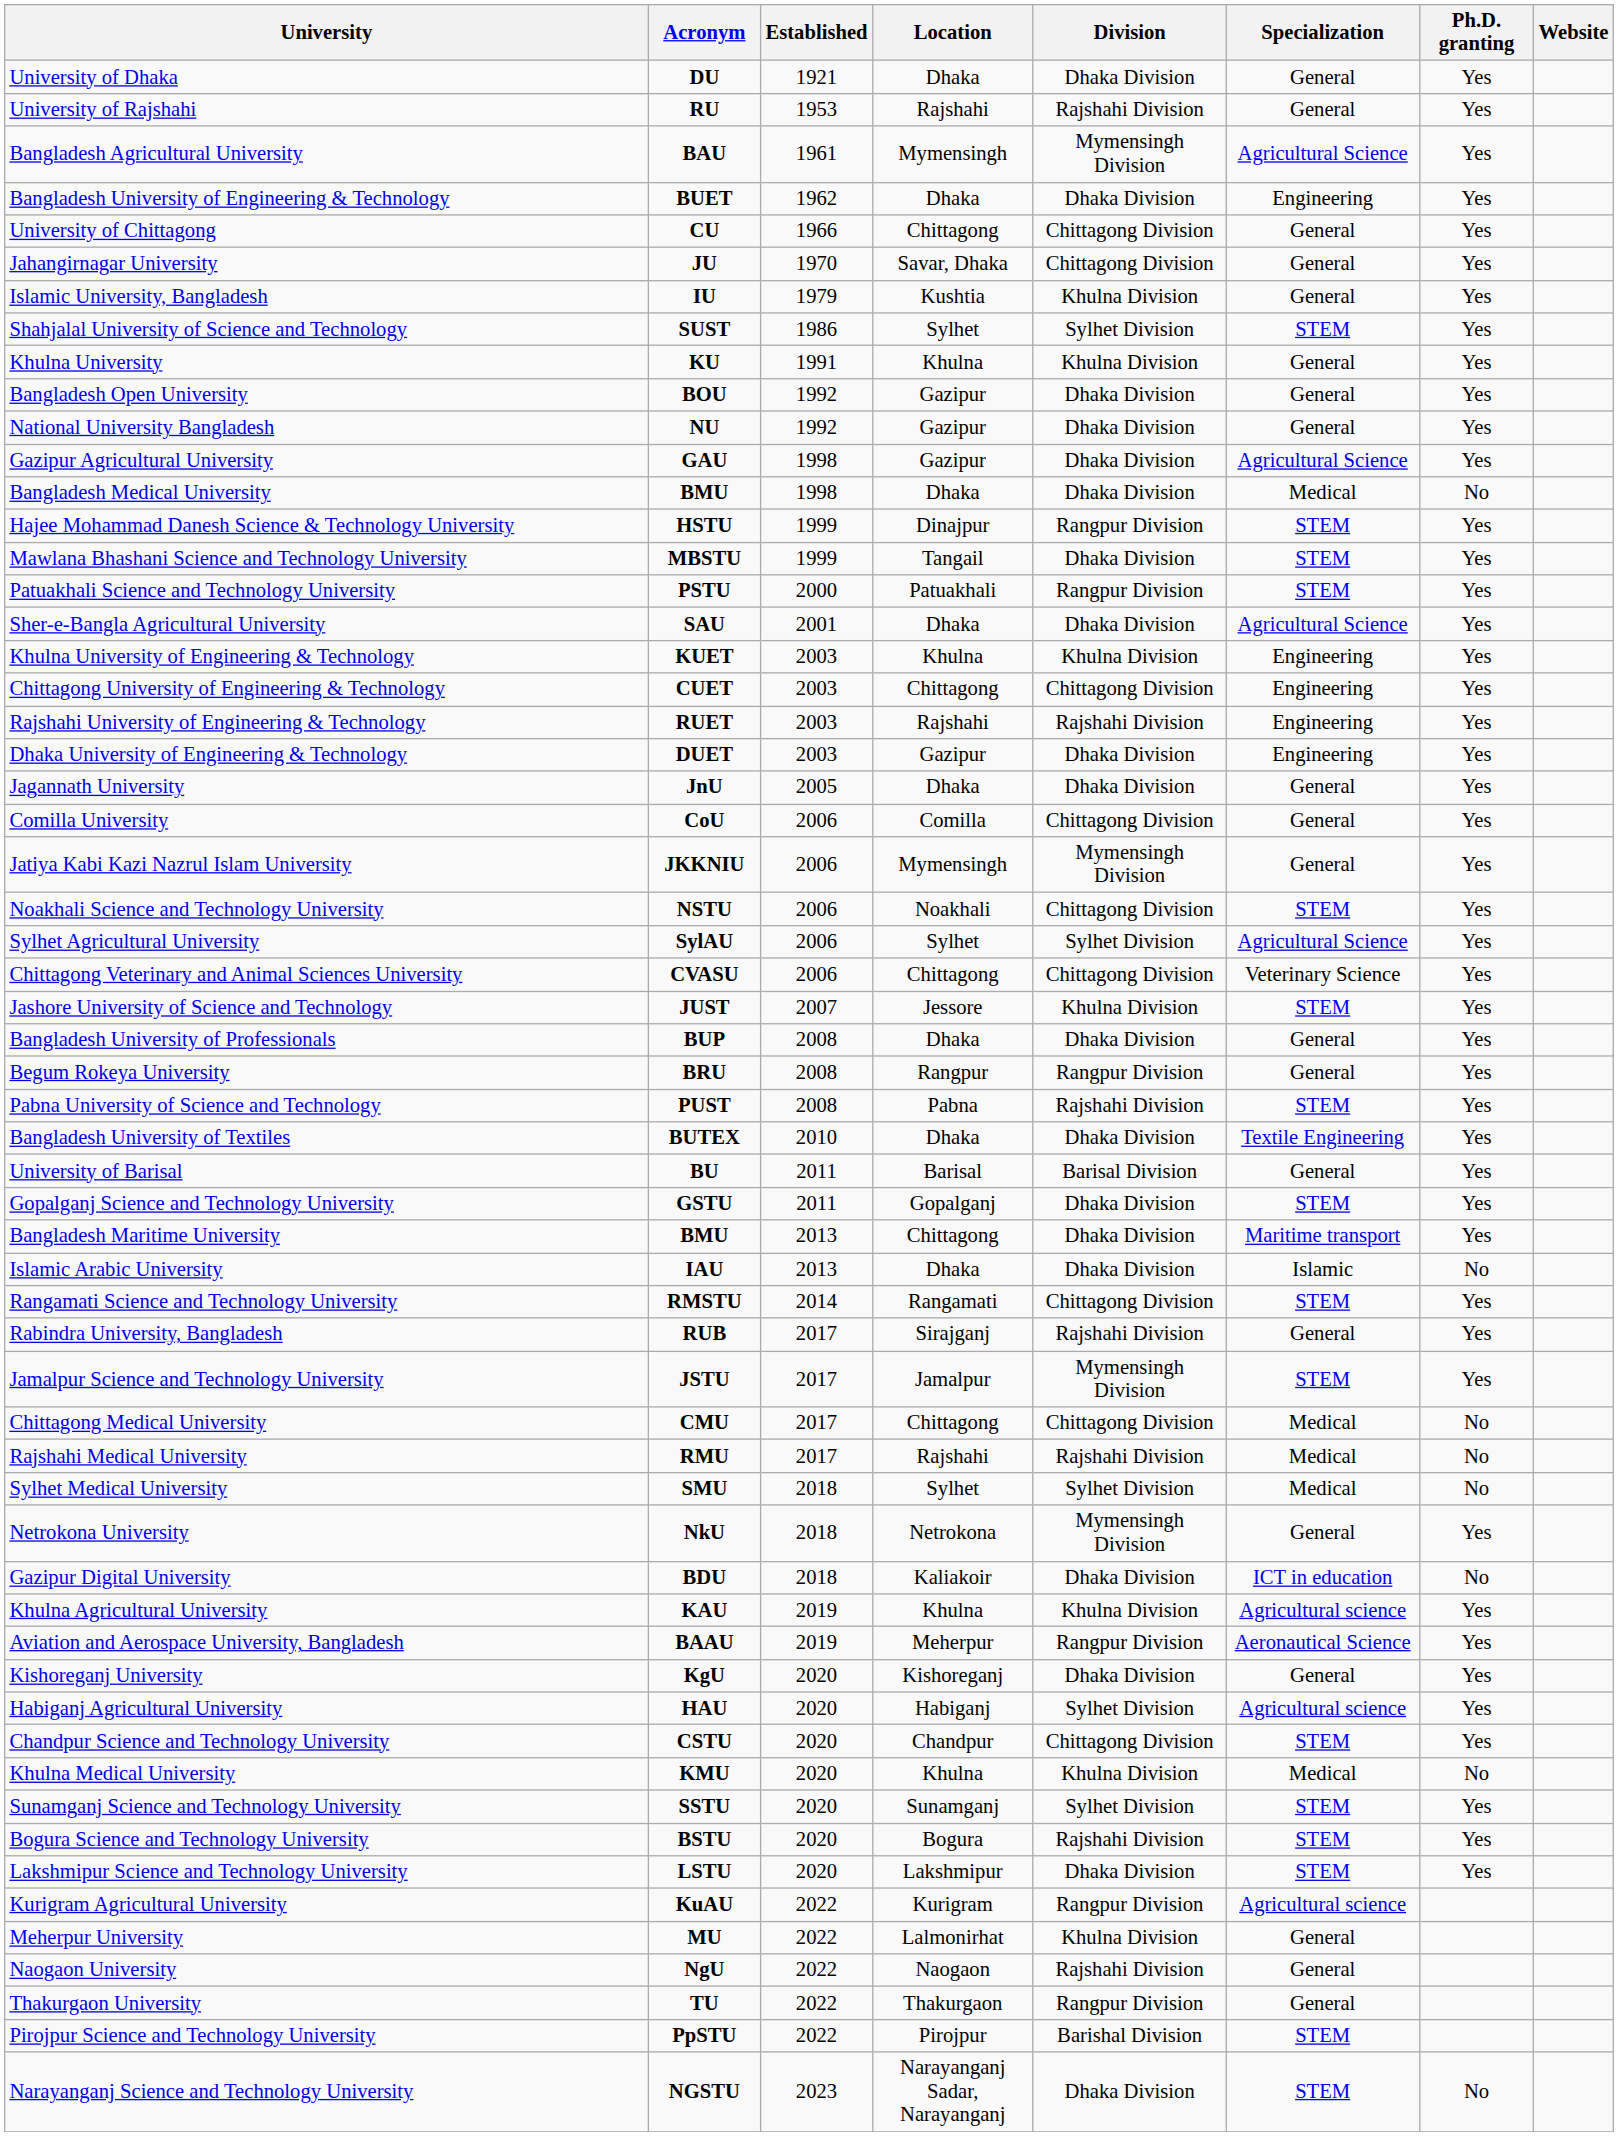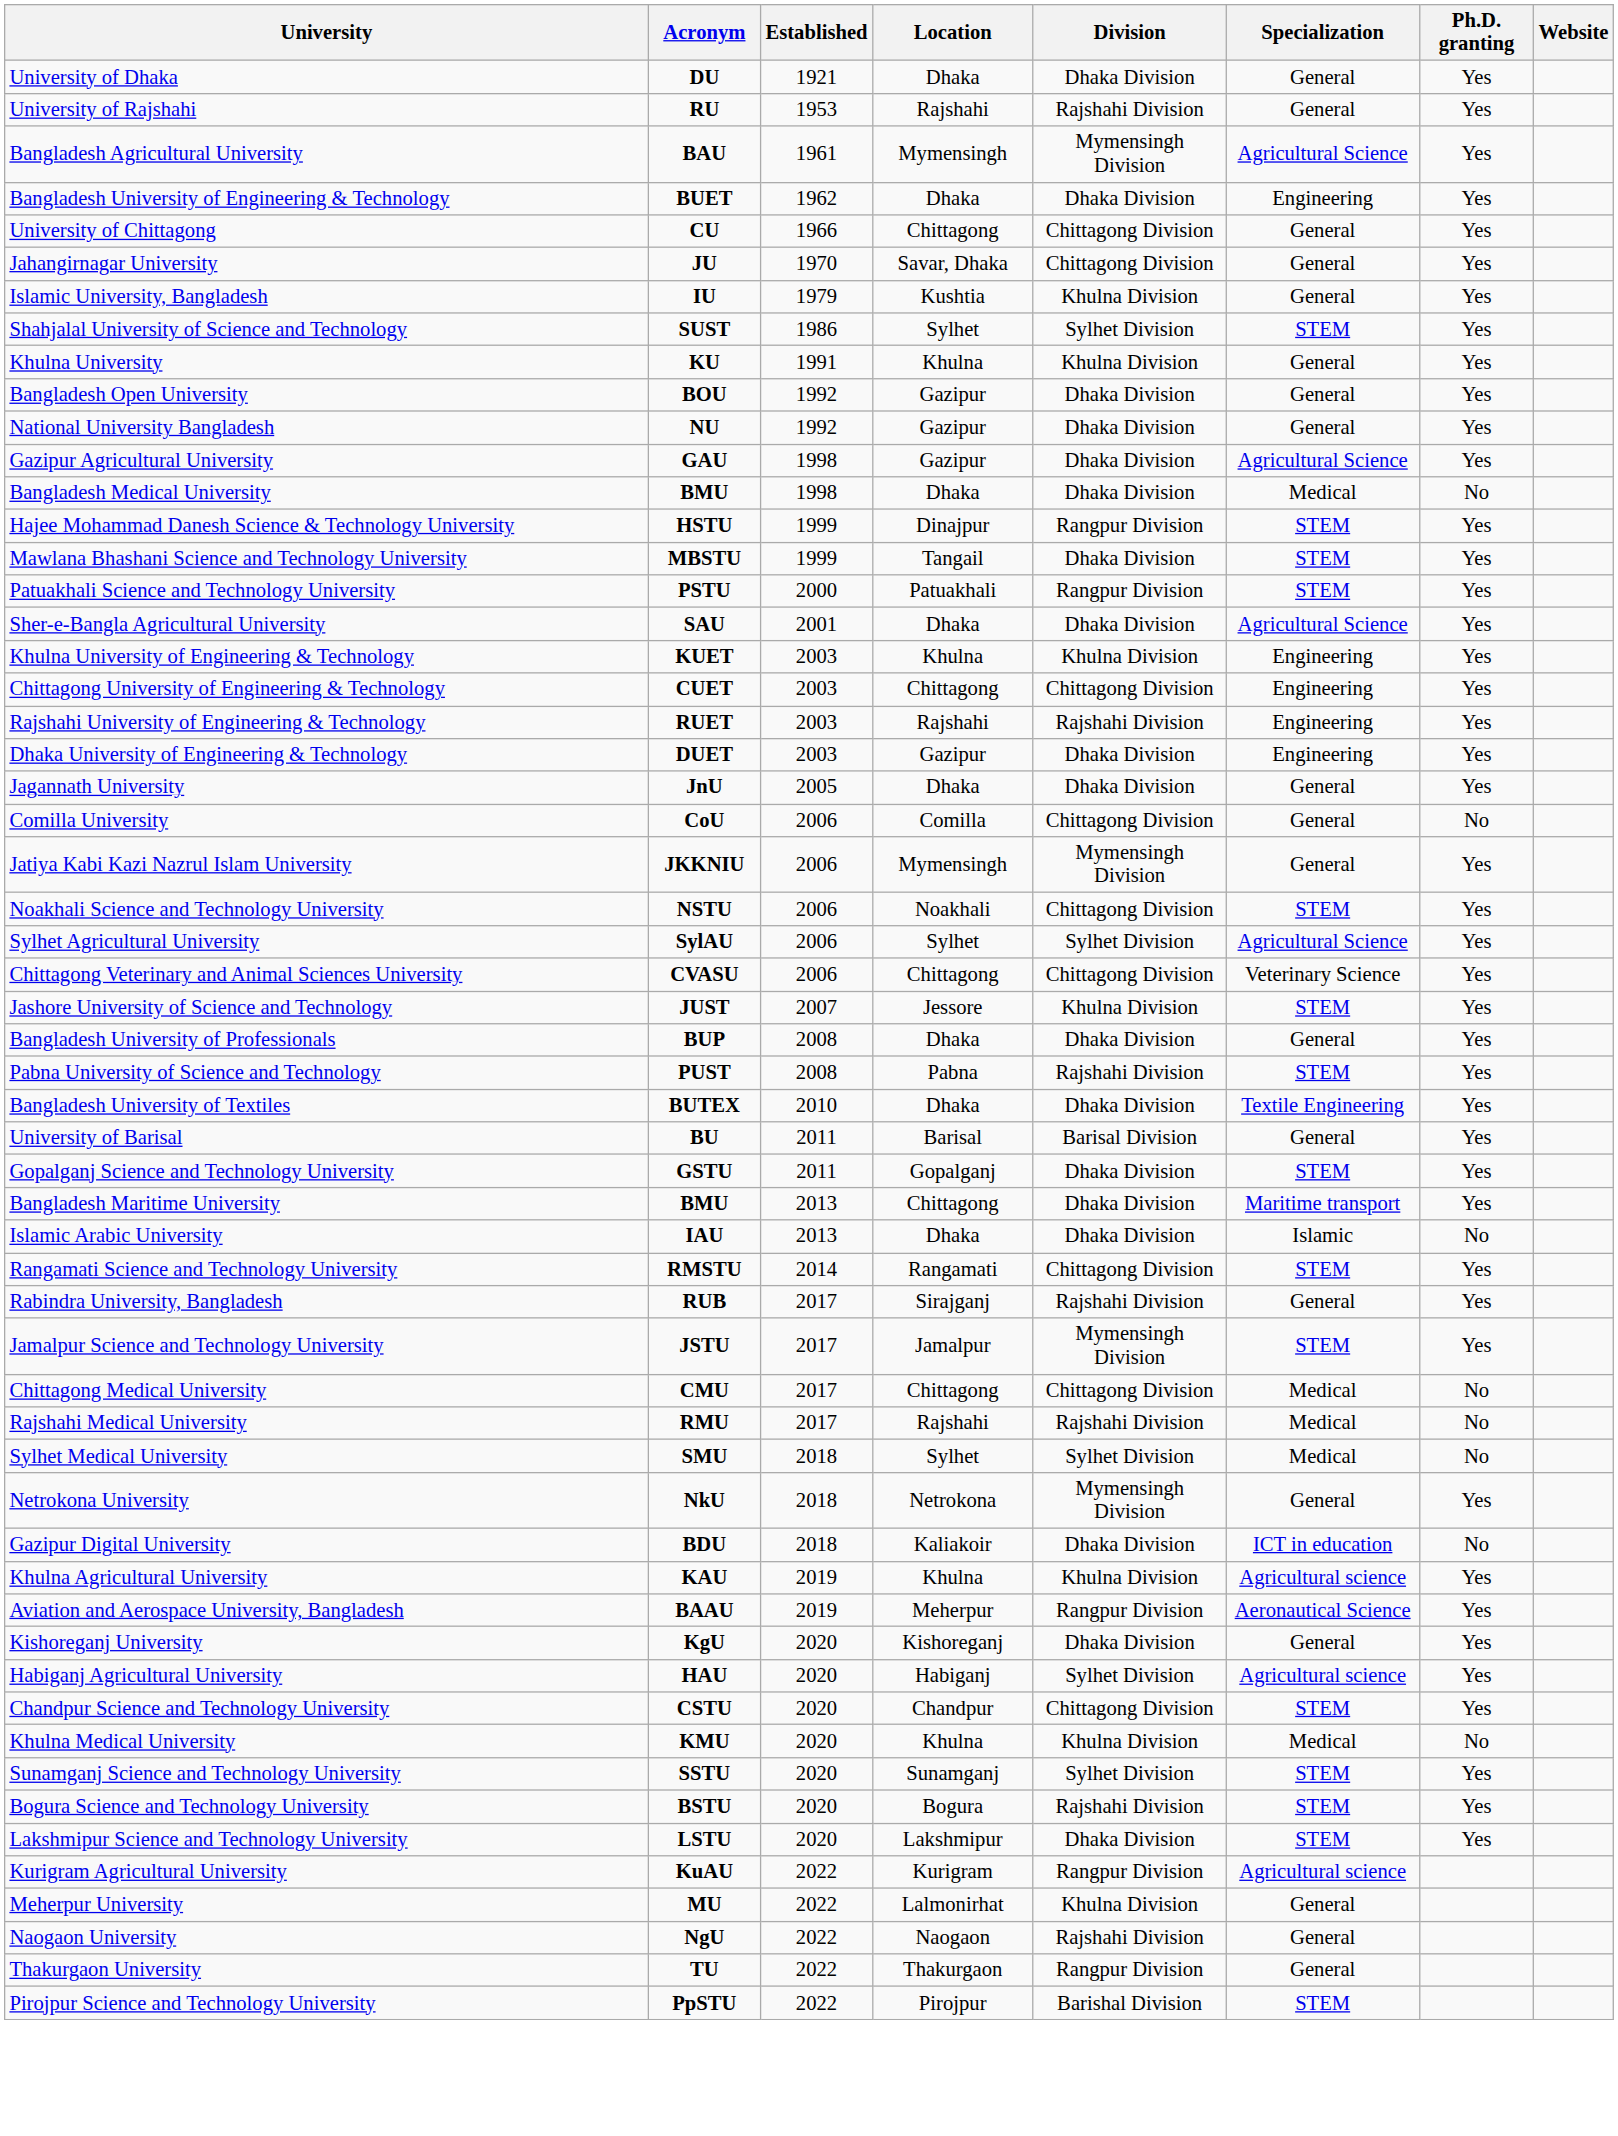(1476, 820) Yes -> (1476, 820) No
- row: (119, 1072)
- row: (211, 2091)
